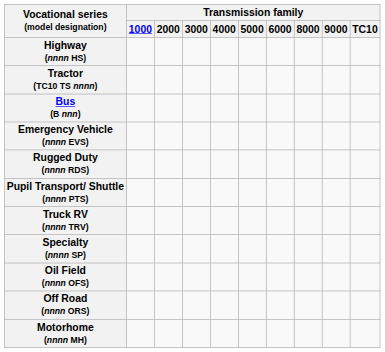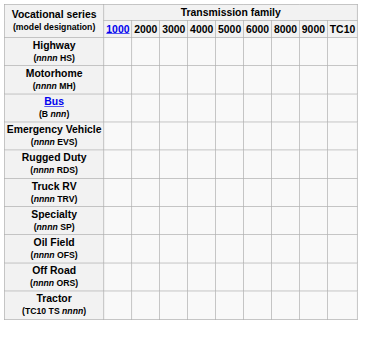rows swapped: (65, 333) <-> (65, 79)
- row: (65, 192)
